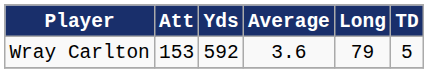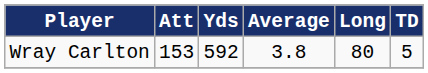(289, 52) 3.6 -> (289, 52) 3.8
(362, 52) 79 -> (362, 52) 80
